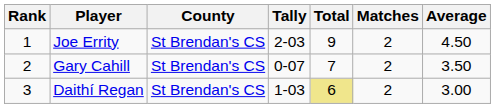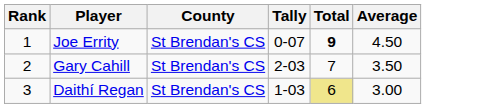- column: (388, 16)
(289, 41) 2-03 -> (289, 41) 0-07
(332, 41) normal -> (332, 41) bold
(289, 66) 0-07 -> (289, 66) 2-03
